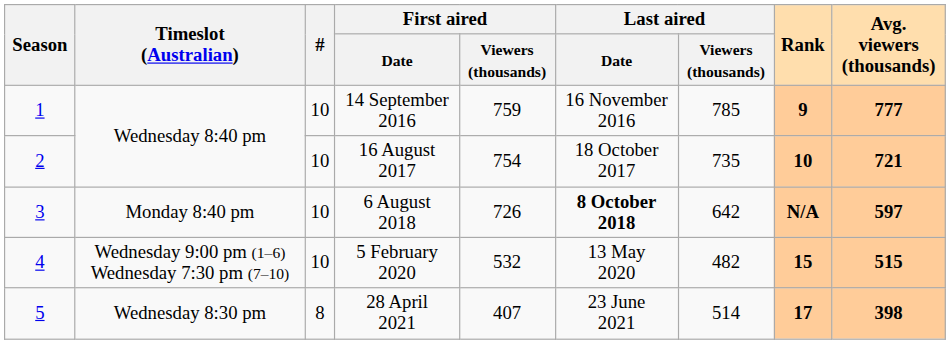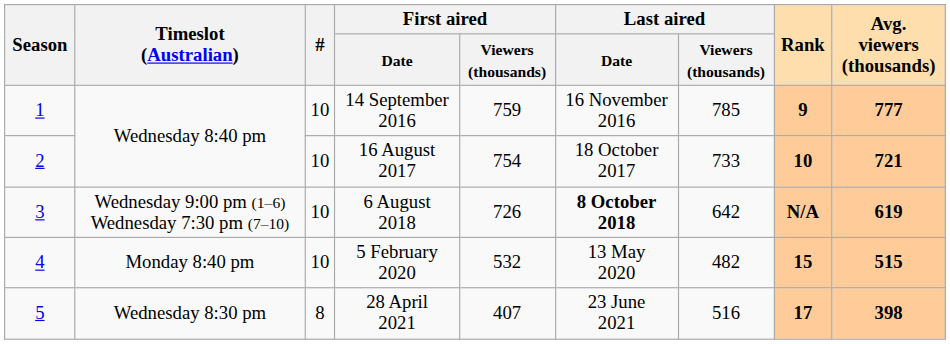(726, 161) 735 -> (726, 161) 733
(190, 211) Monday 8:40 pm -> (190, 211) Wednesday 9:00 pm (1–6) Wednesday 7:30 pm (7–10)
(889, 211) 597 -> (889, 211) 619
(190, 262) Wednesday 9:00 pm (1–6) Wednesday 7:30 pm (7–10) -> (190, 262) Monday 8:40 pm
(726, 313) 514 -> (726, 313) 516
